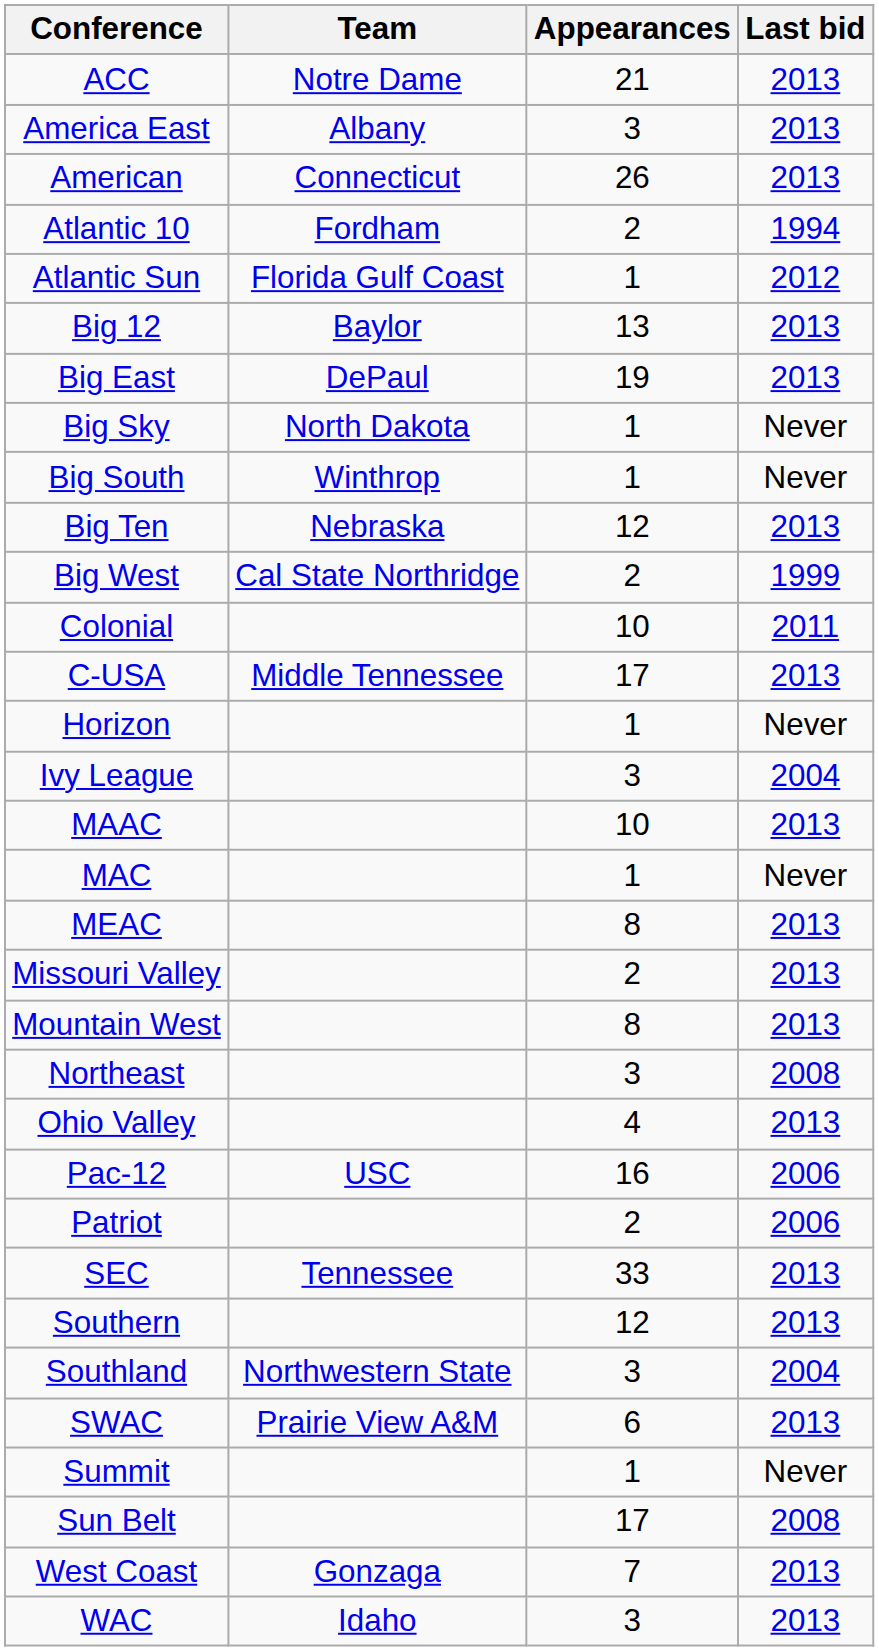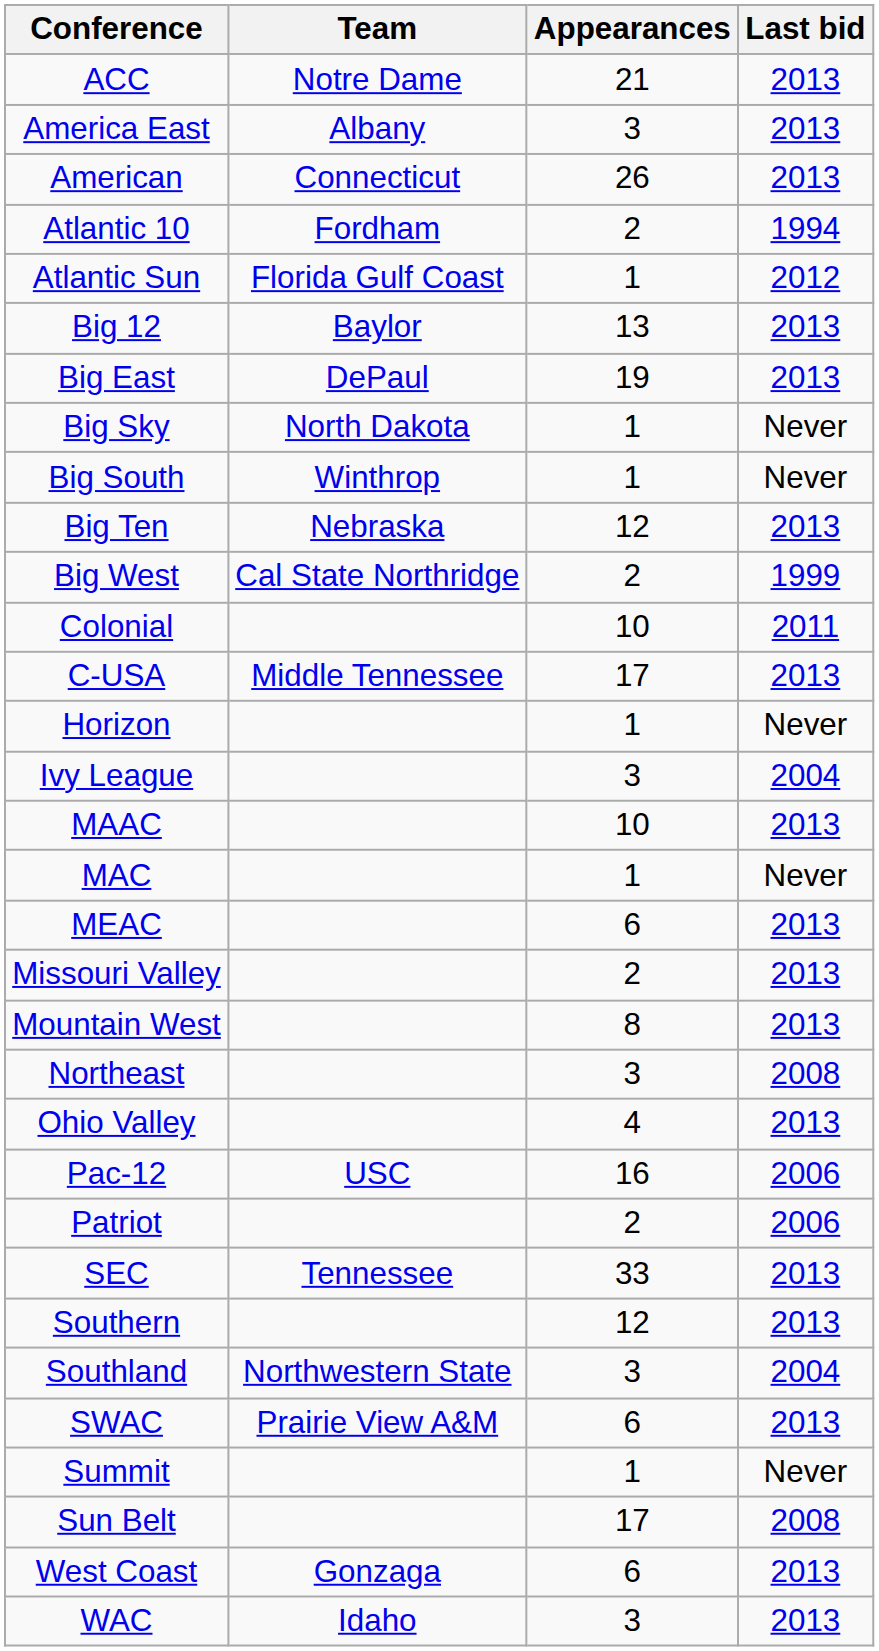(632, 924) 8 -> (632, 924) 6
(632, 1571) 7 -> (632, 1571) 6
